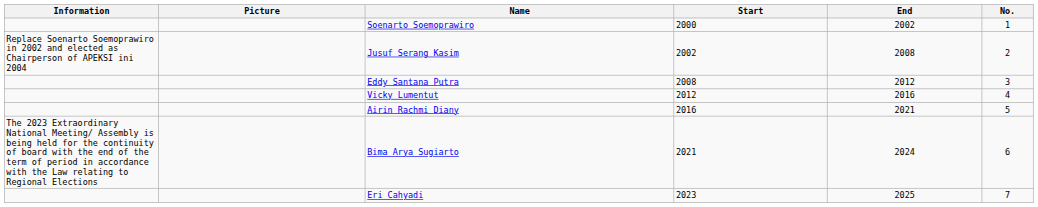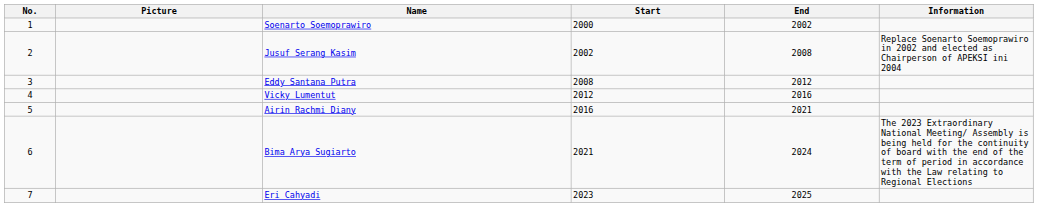columns swapped: (1008, 11) <-> (81, 11)
